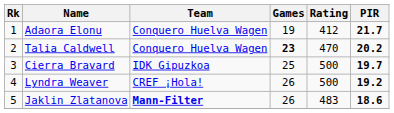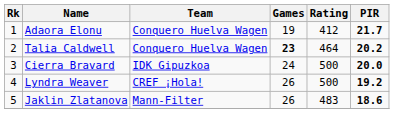(329, 48) 470 -> (329, 48) 464
(289, 65) 25 -> (289, 65) 24
(370, 65) 19.7 -> (370, 65) 20.0
(168, 100) bold -> (168, 100) normal
